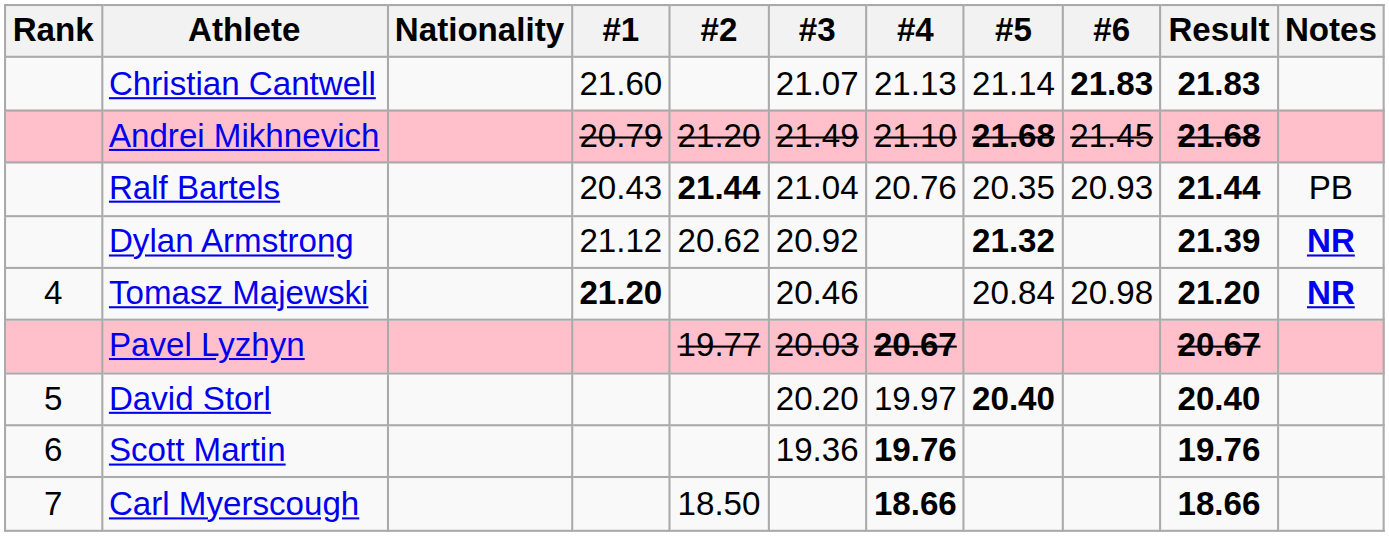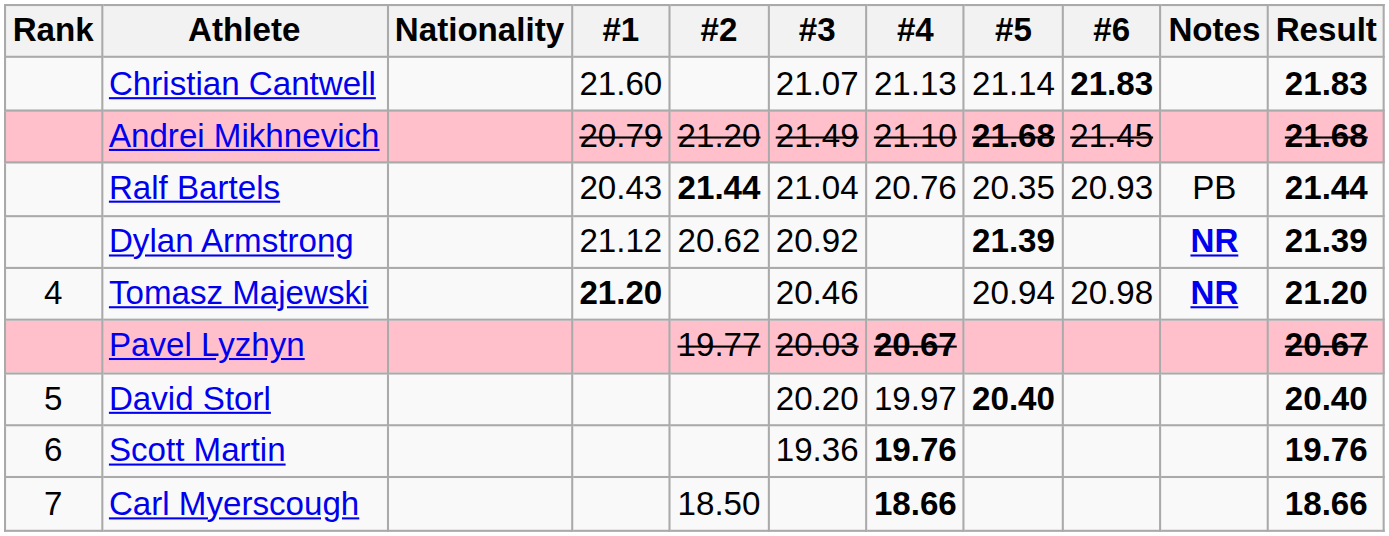columns swapped: (1219, 30) <-> (1331, 30)
(1013, 240) 21.32 -> (1013, 240) 21.39
(1013, 293) 20.84 -> (1013, 293) 20.94
